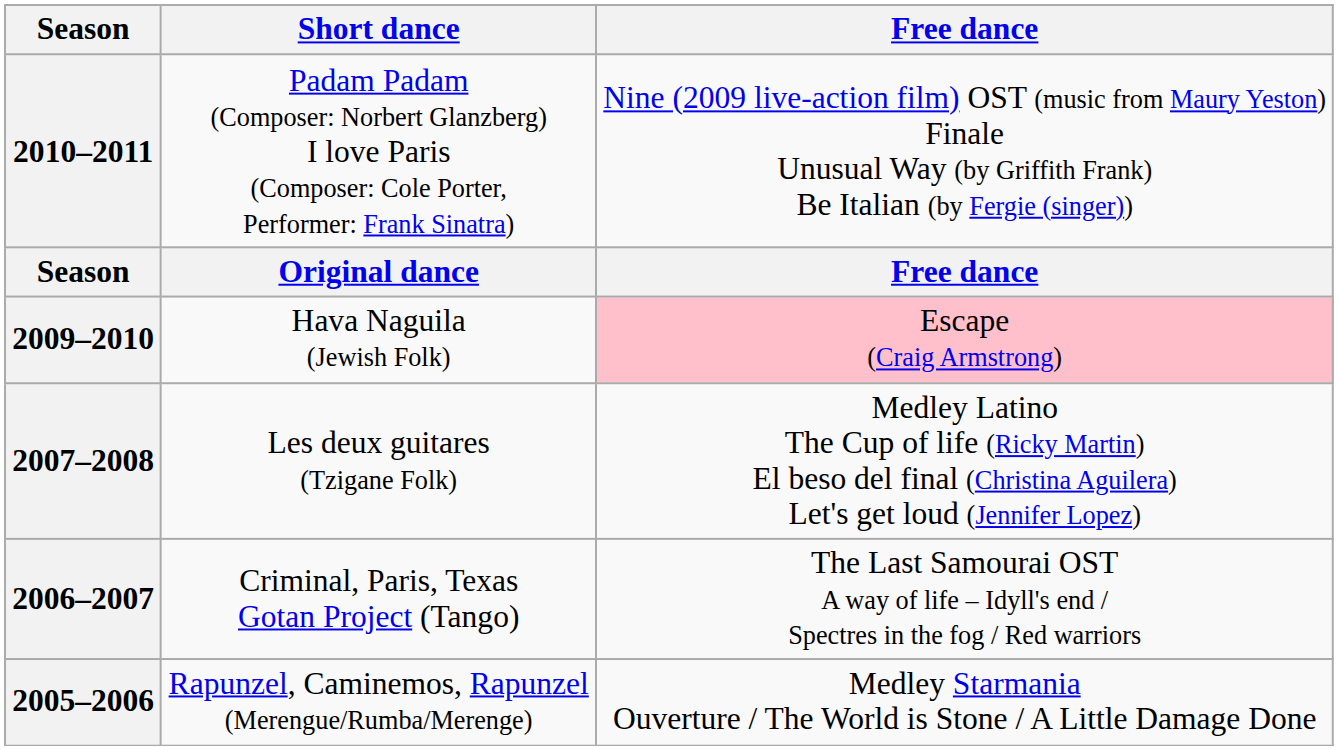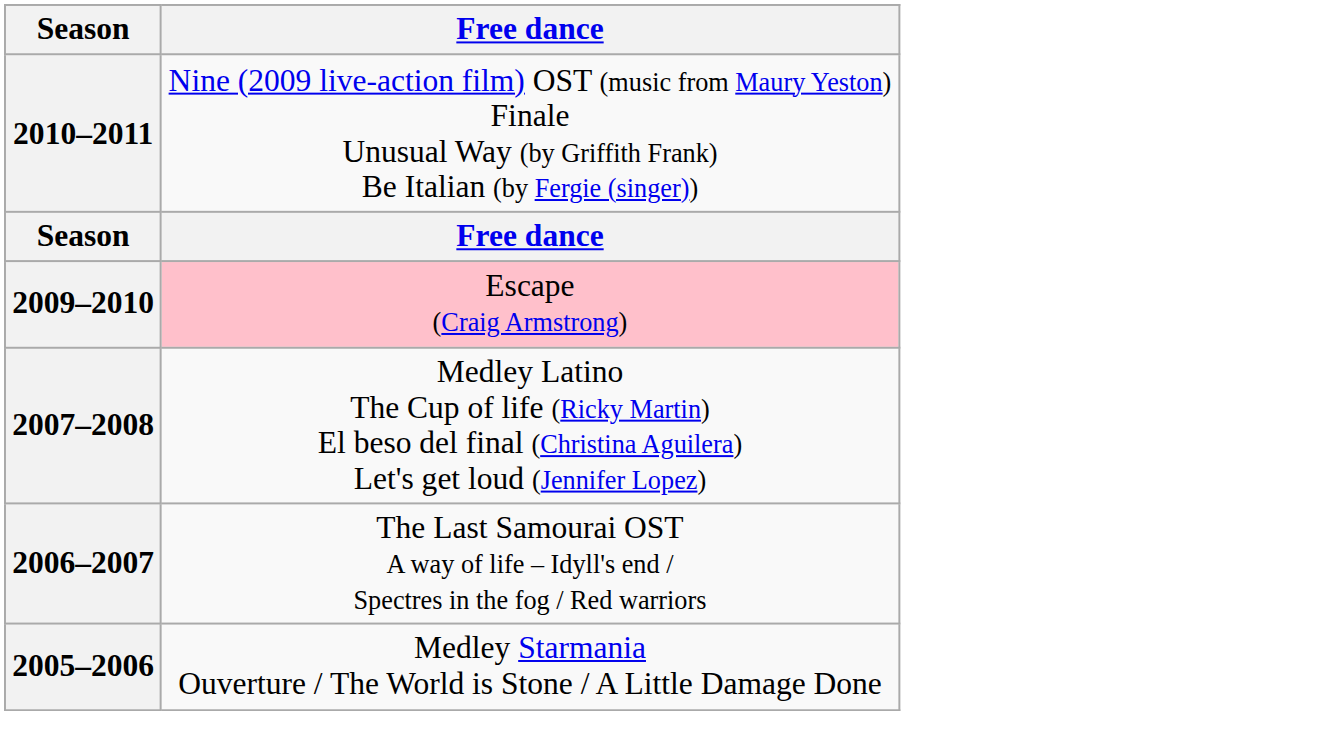- column: (379, 29)
